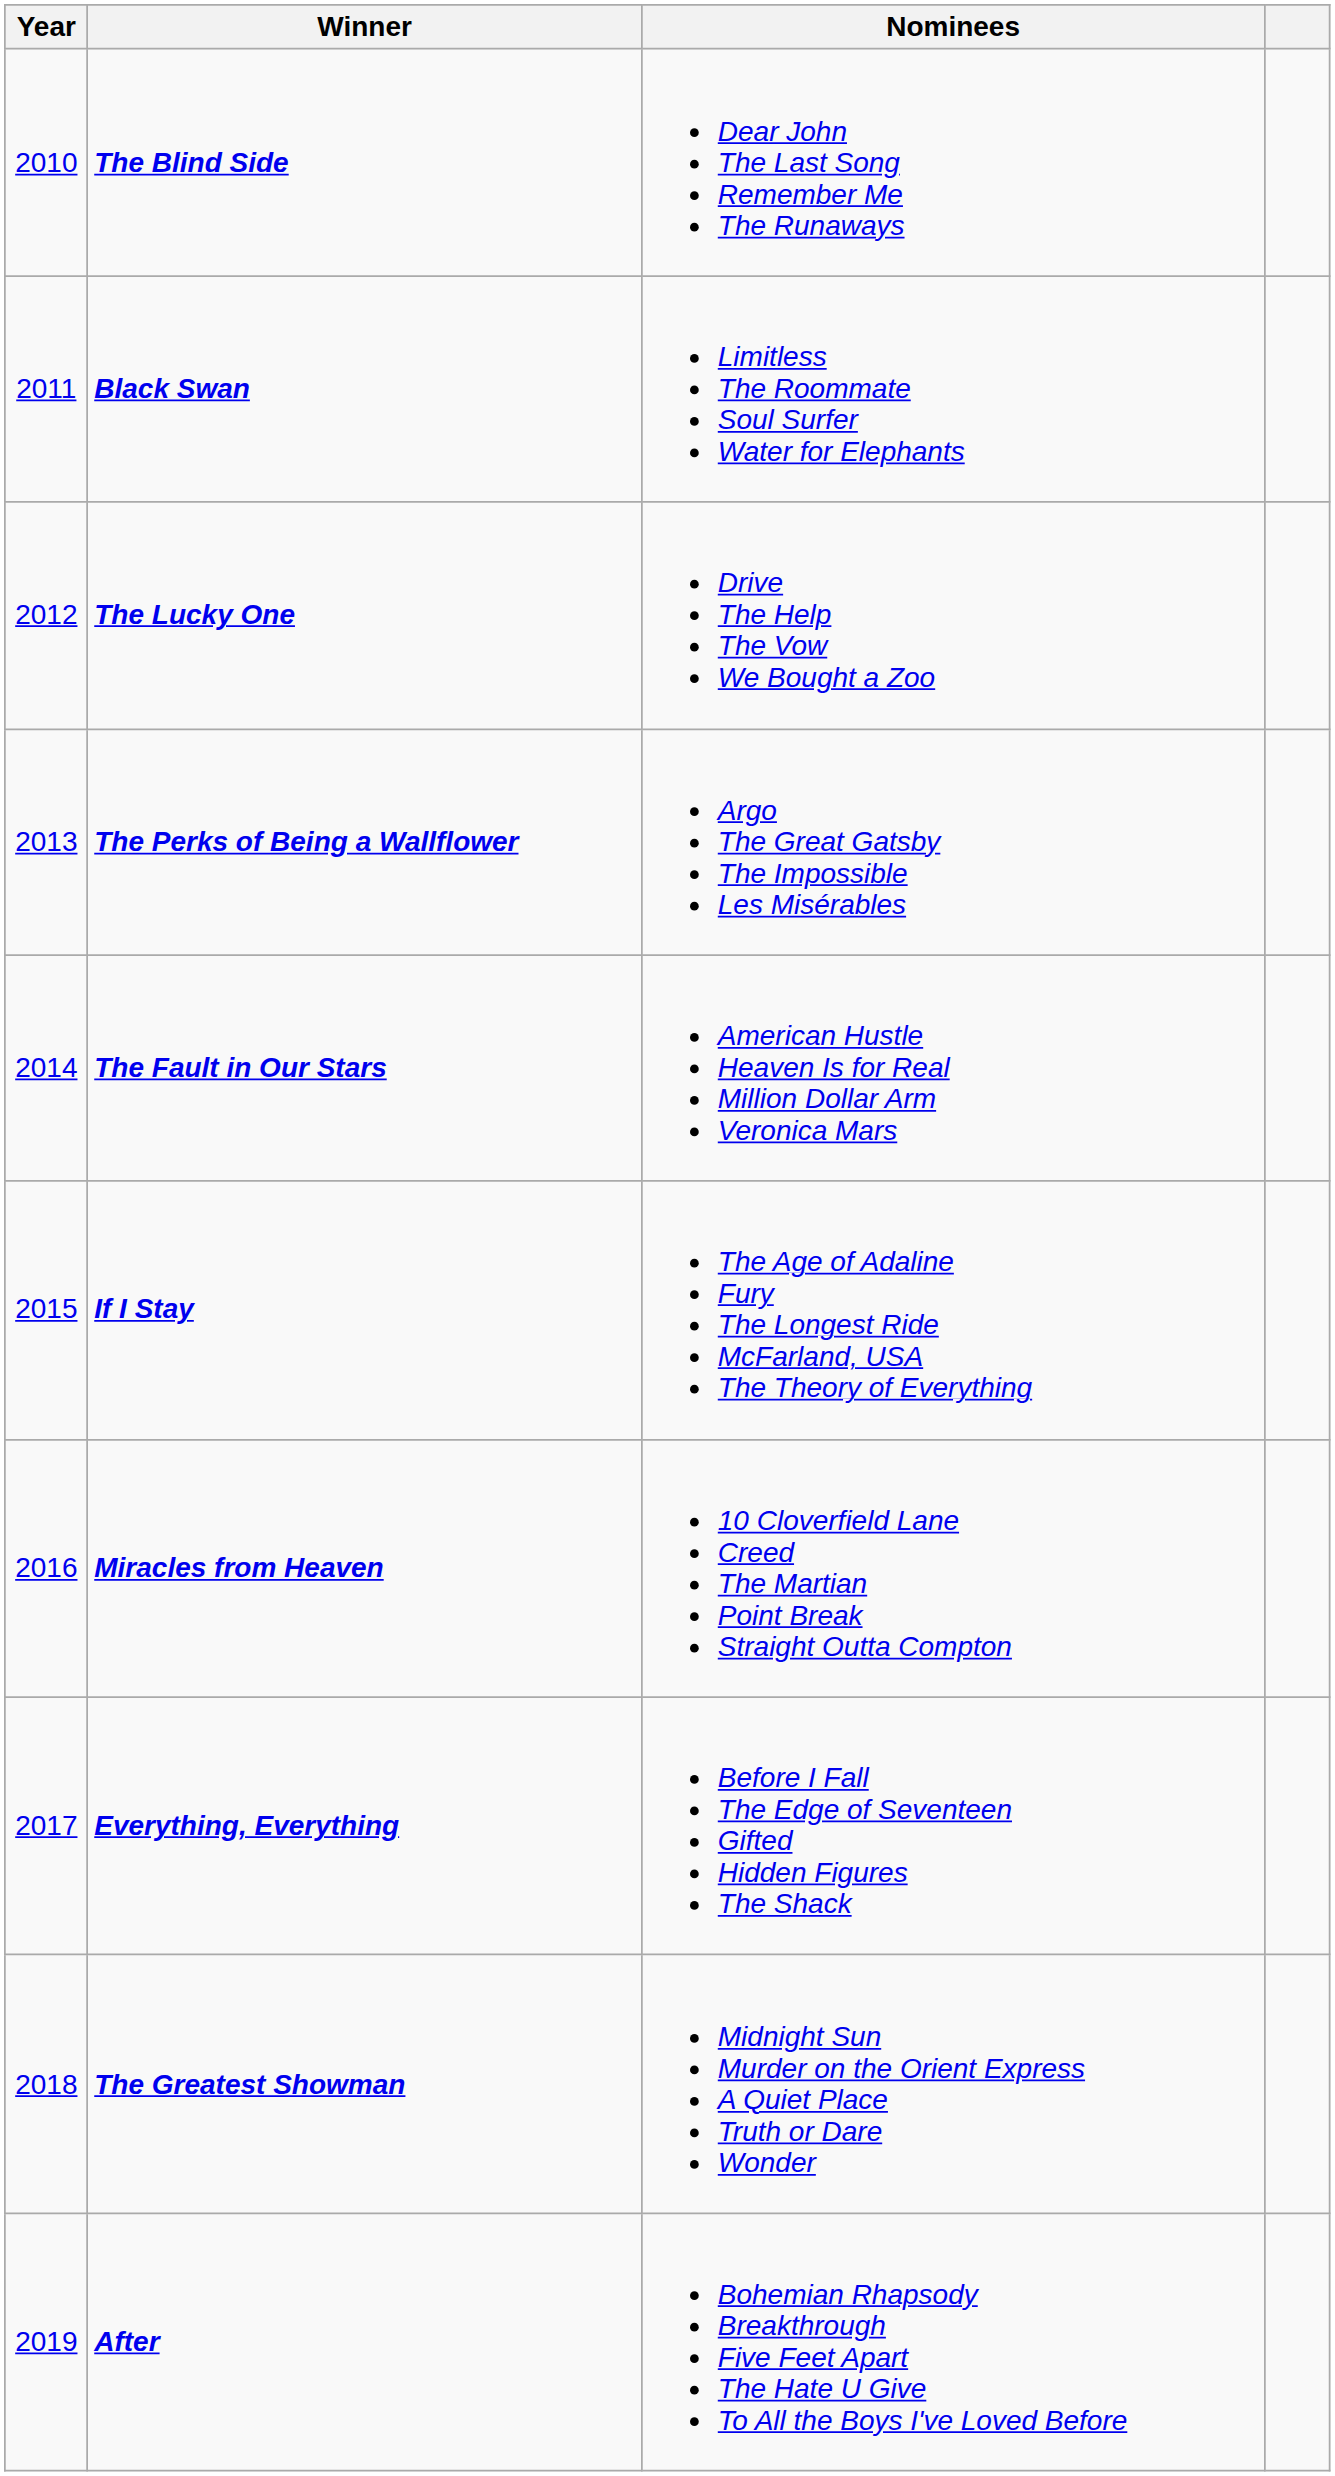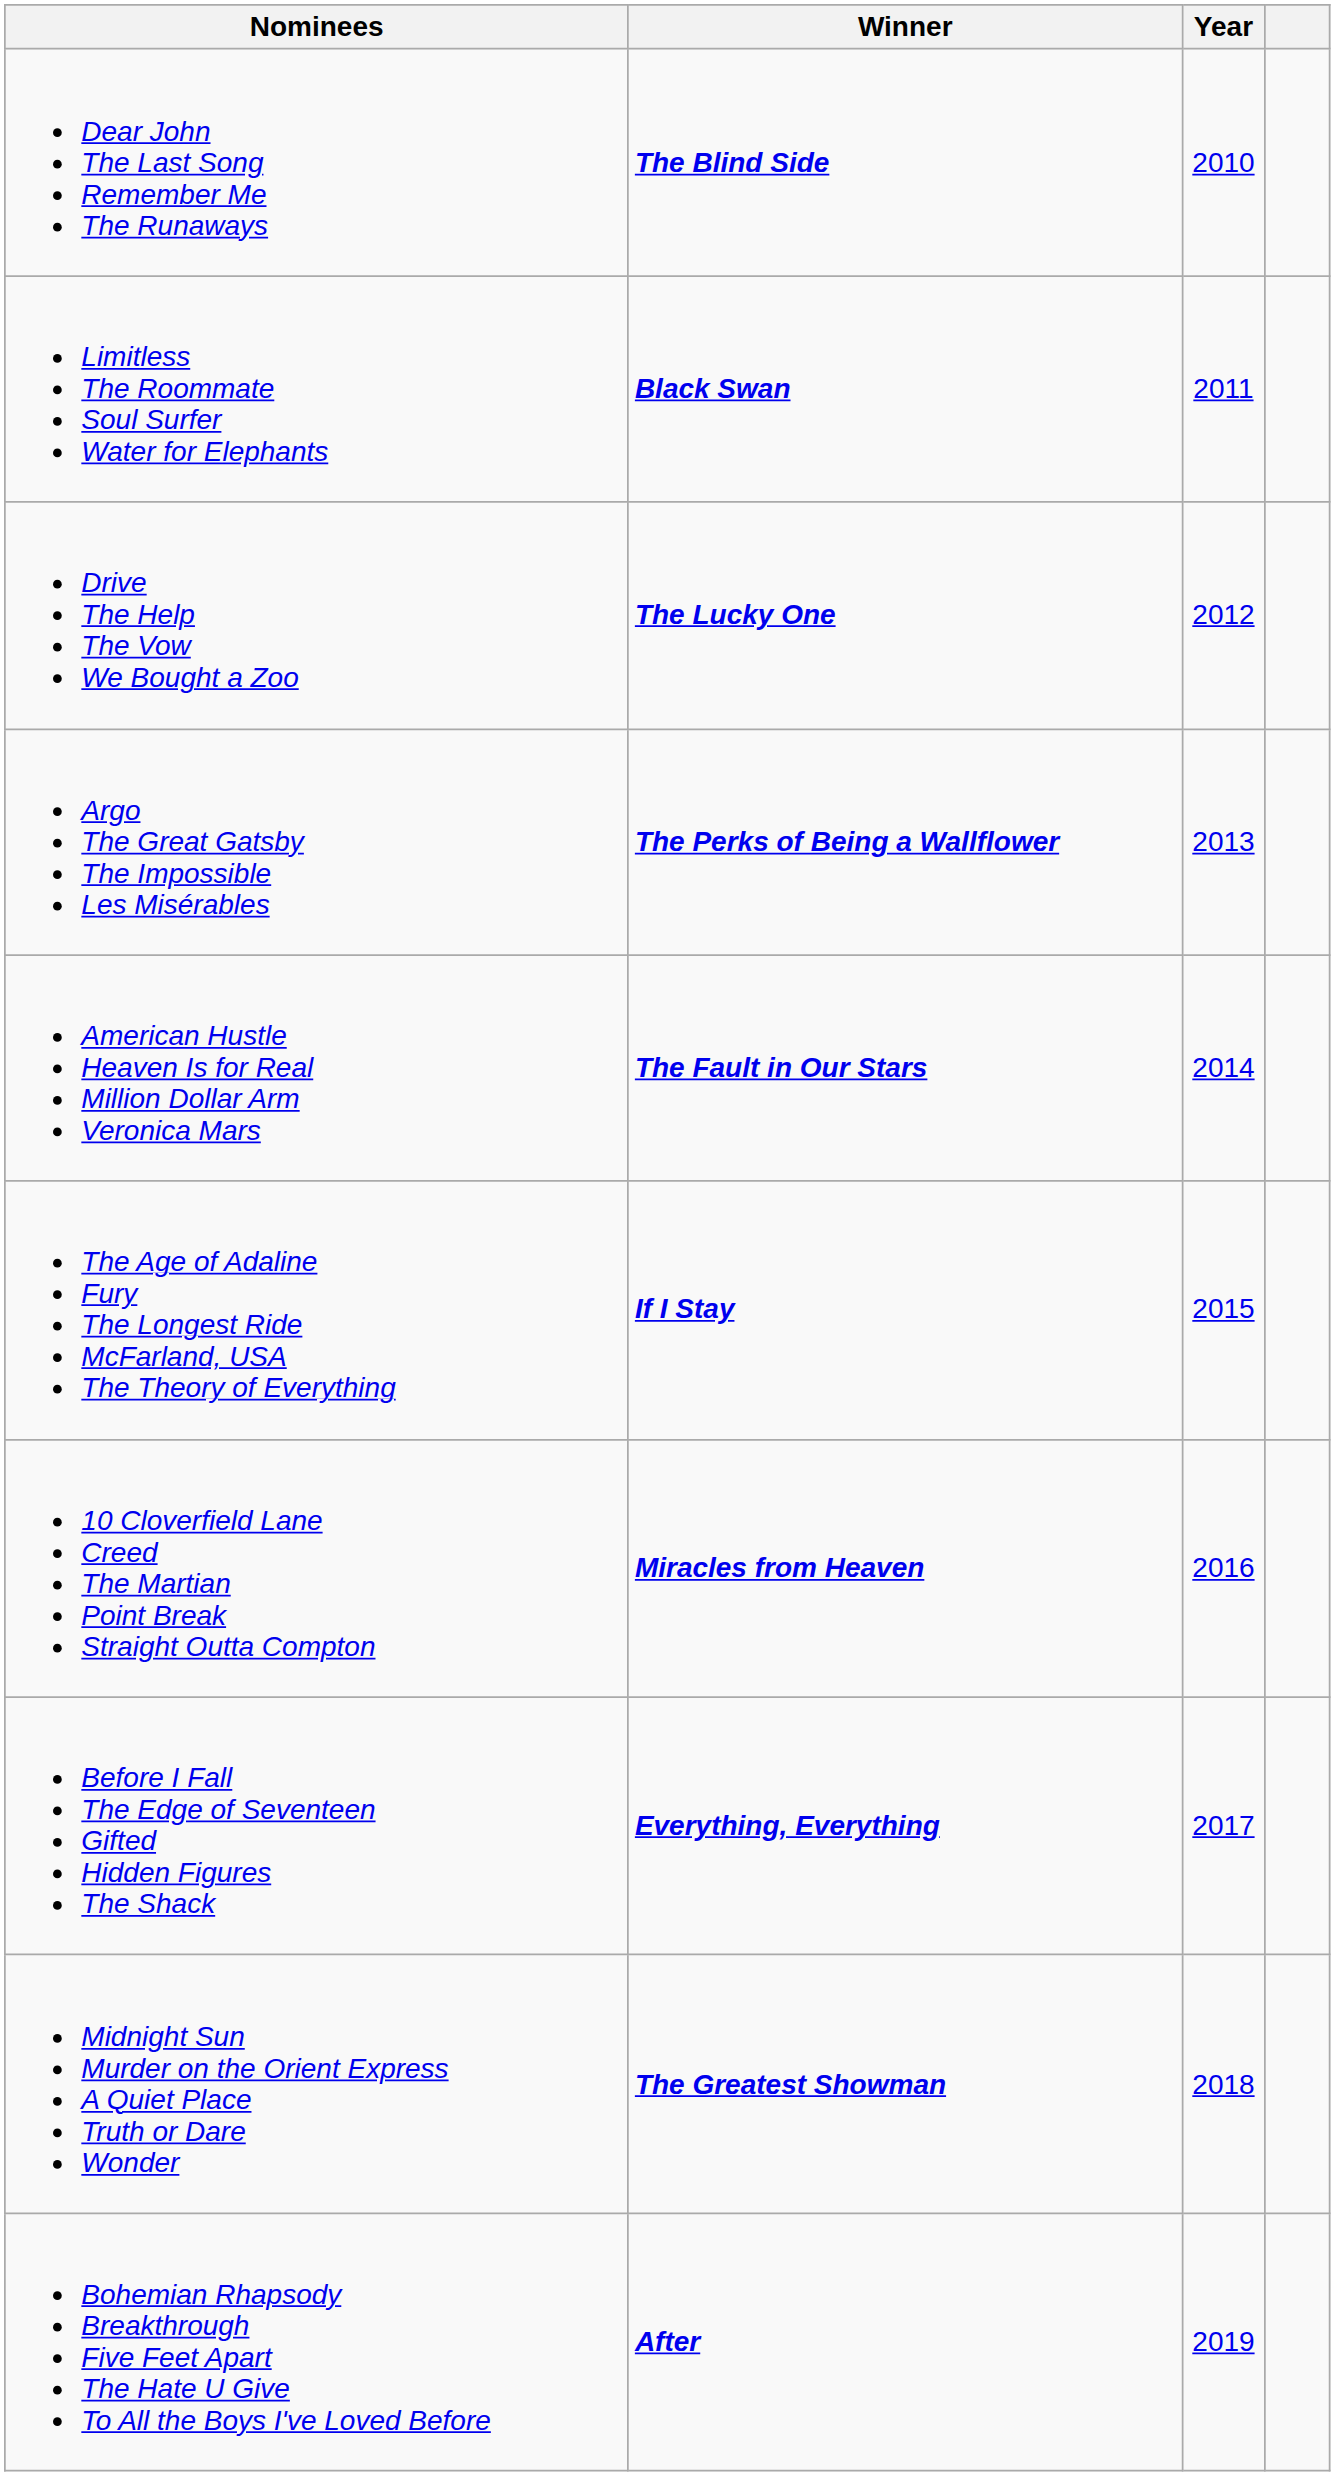columns swapped: (46, 26) <-> (953, 26)
